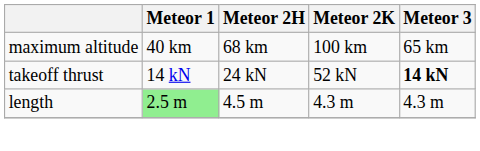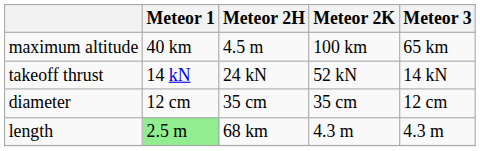(245, 46) 68 km -> (243, 46) 4.5 m
(426, 74) bold -> (425, 74) normal
+ row: (40, 103)
(243, 103) 4.5 m -> (245, 131) 68 km
